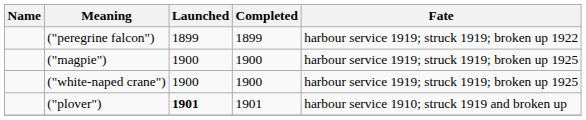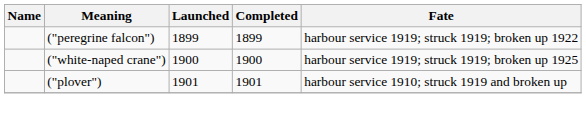- row: (77, 60)
(185, 104) bold -> (185, 82) normal
